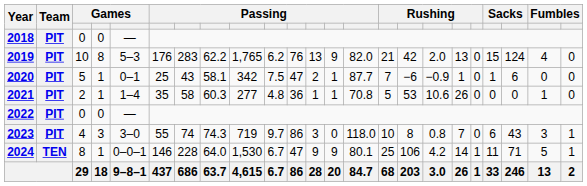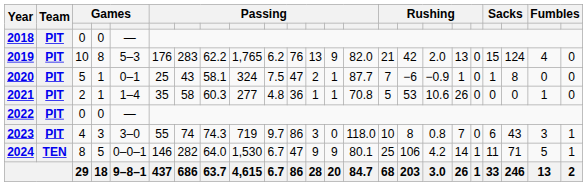(247, 76) 342 -> (247, 76) 324
(515, 76) 6 -> (515, 76) 8
(101, 152) 1 -> (101, 152) 5
(188, 152) 228 -> (188, 152) 282
